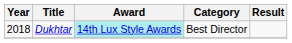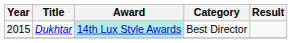(19, 29) 2018 -> (19, 29) 2015
